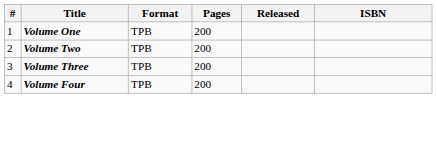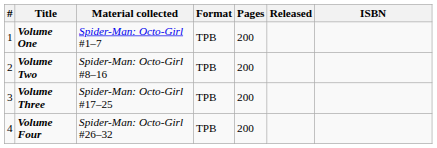+ column: (135, 13)
